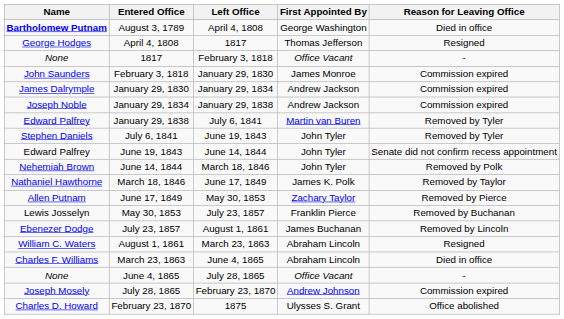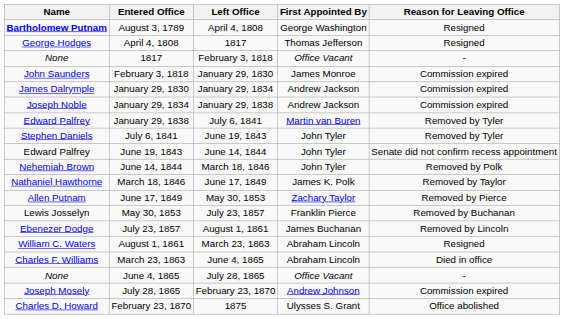(464, 27) Died in office -> (464, 27) Resigned
